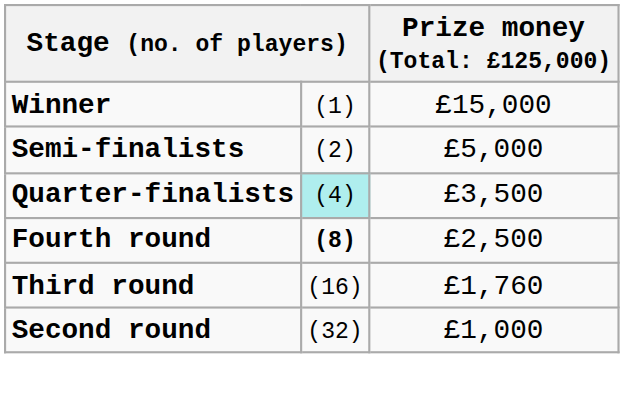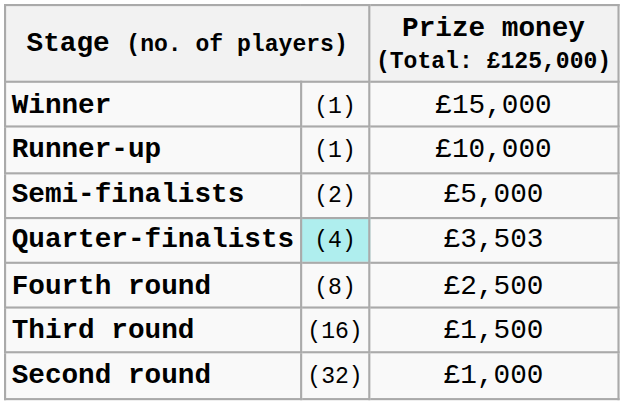+ row: (86, 150)
(494, 195) £3,500 -> (494, 240) £3,503
(335, 240) bold -> (335, 286) normal
(494, 285) £1,760 -> (494, 330) £1,500
